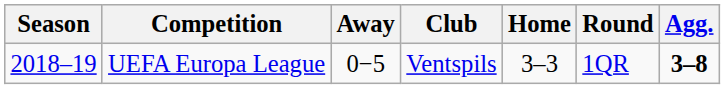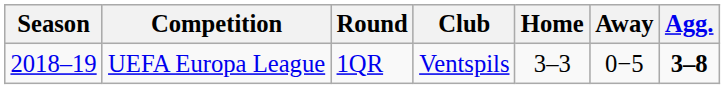columns swapped: (618, 24) <-> (366, 24)
